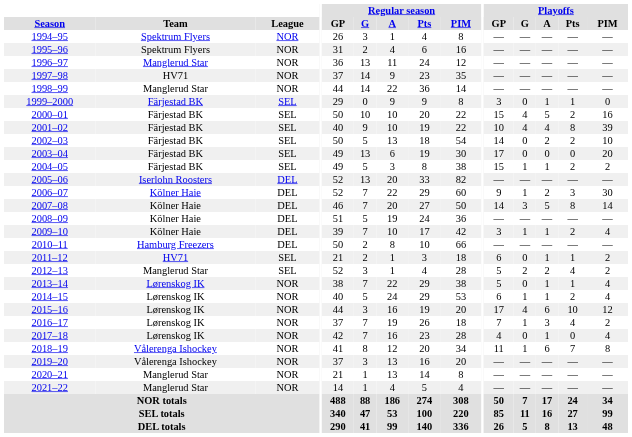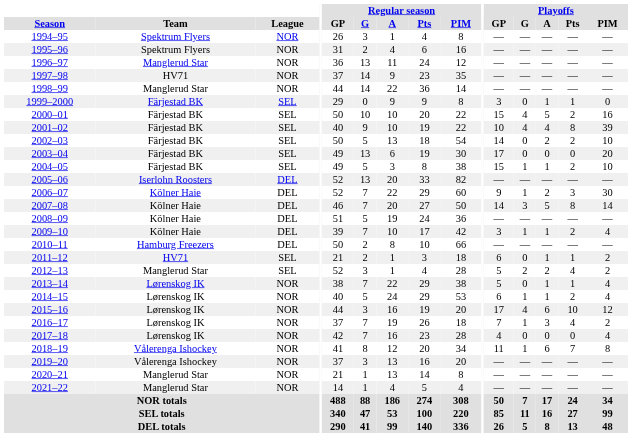(607, 166) 2 -> (607, 166) 10
(547, 335) 1 -> (547, 335) 0
